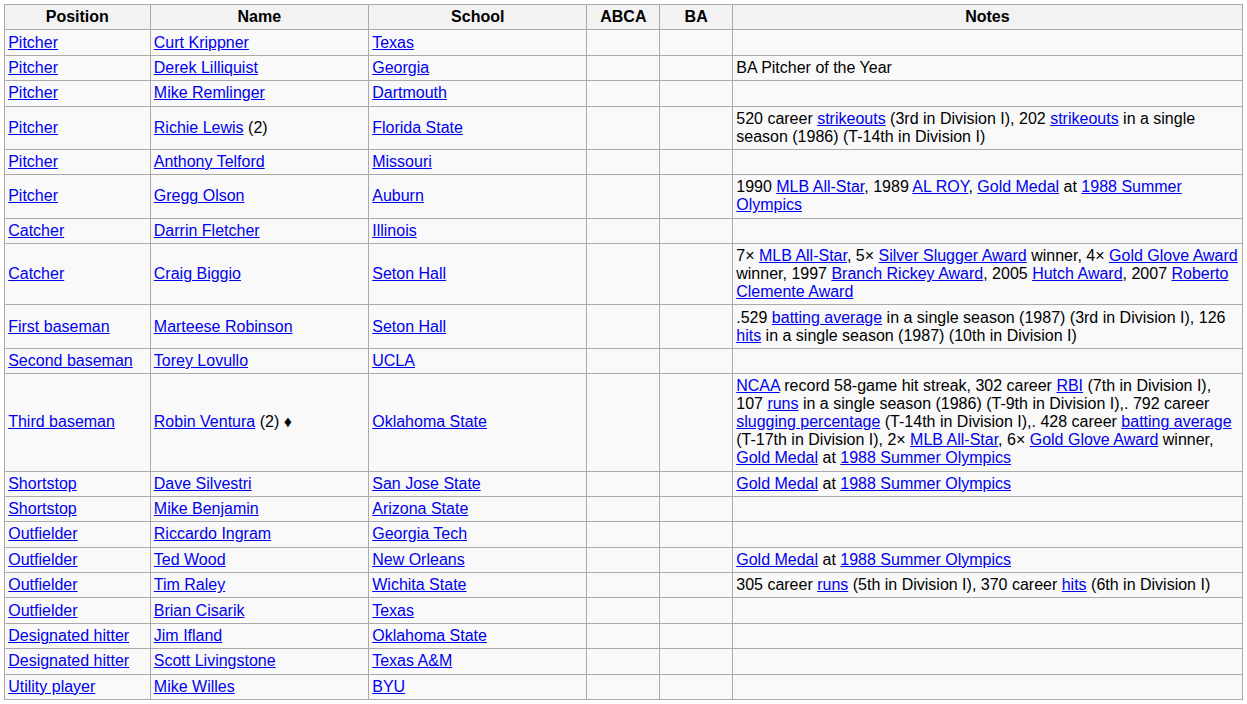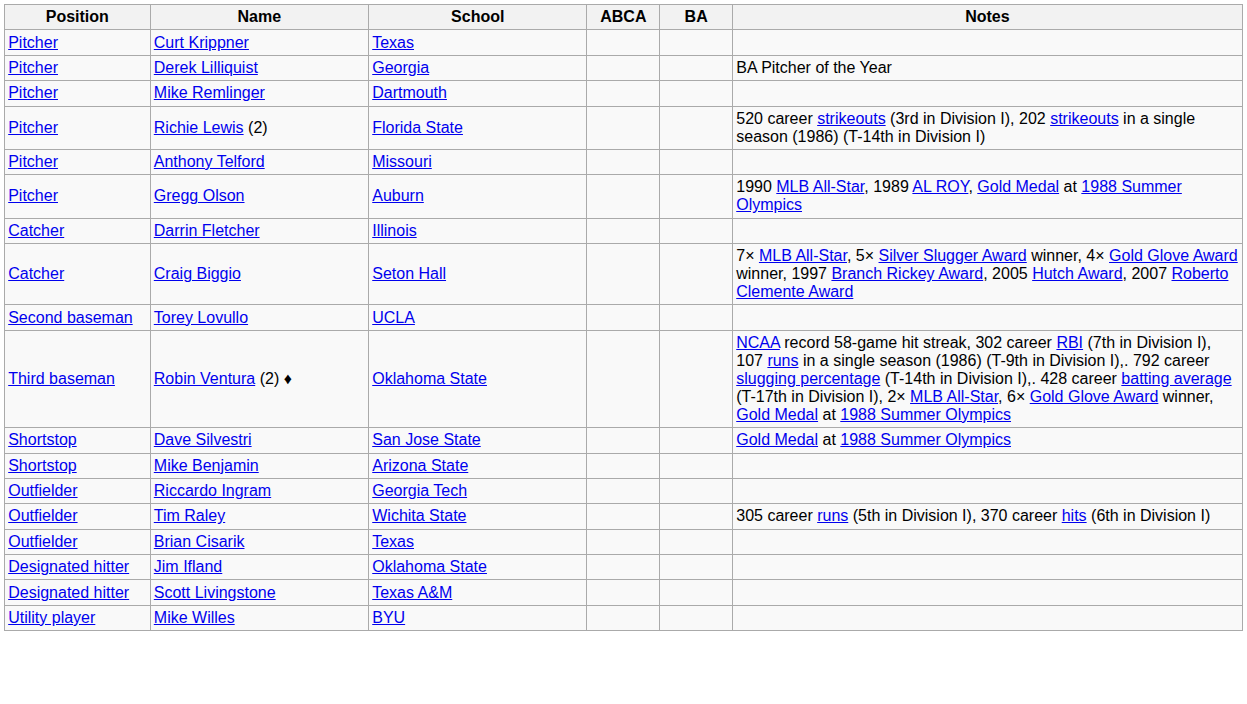- row: (223, 326)
- row: (190, 559)
